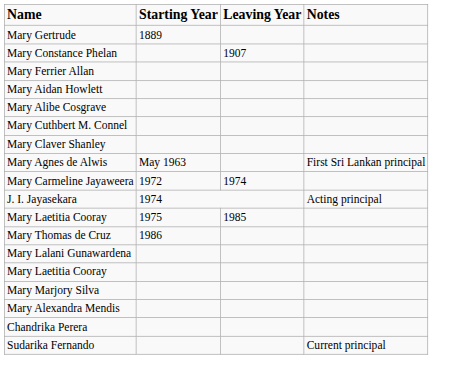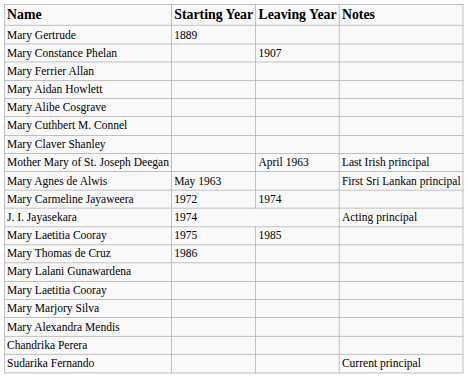+ row: (88, 162)
